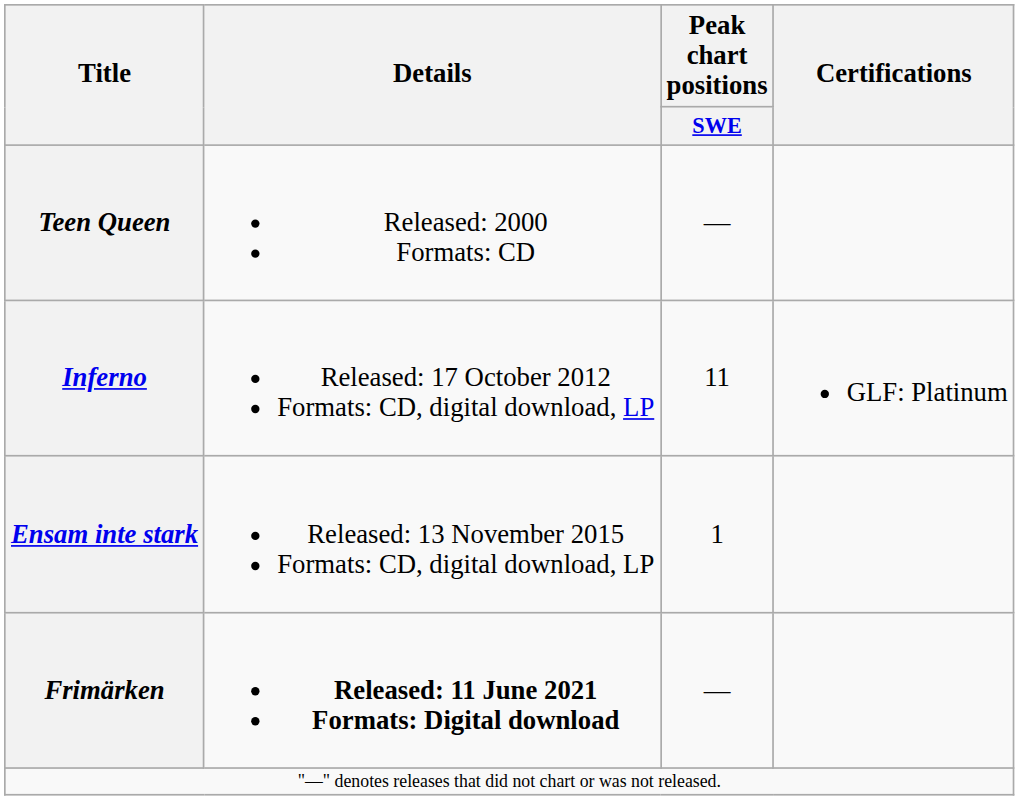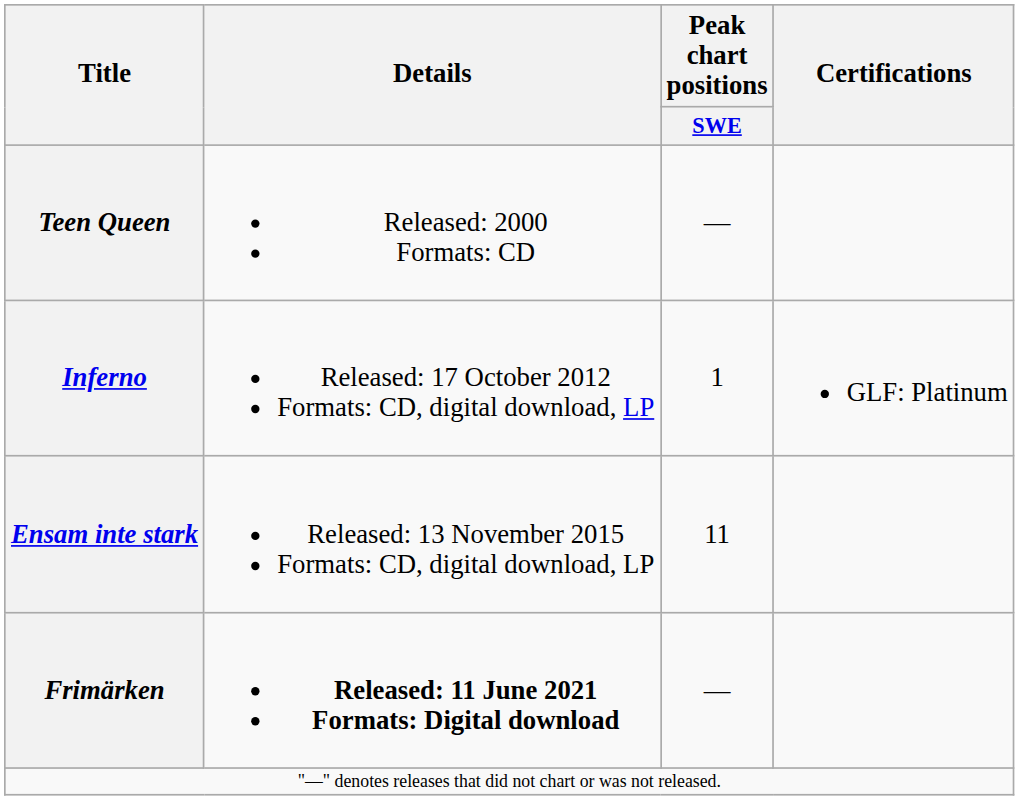(717, 378) 11 -> (717, 378) 1
(717, 534) 1 -> (717, 534) 11
